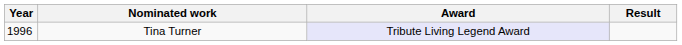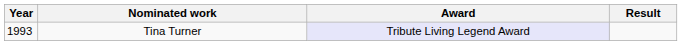(20, 31) 1996 -> (20, 31) 1993
